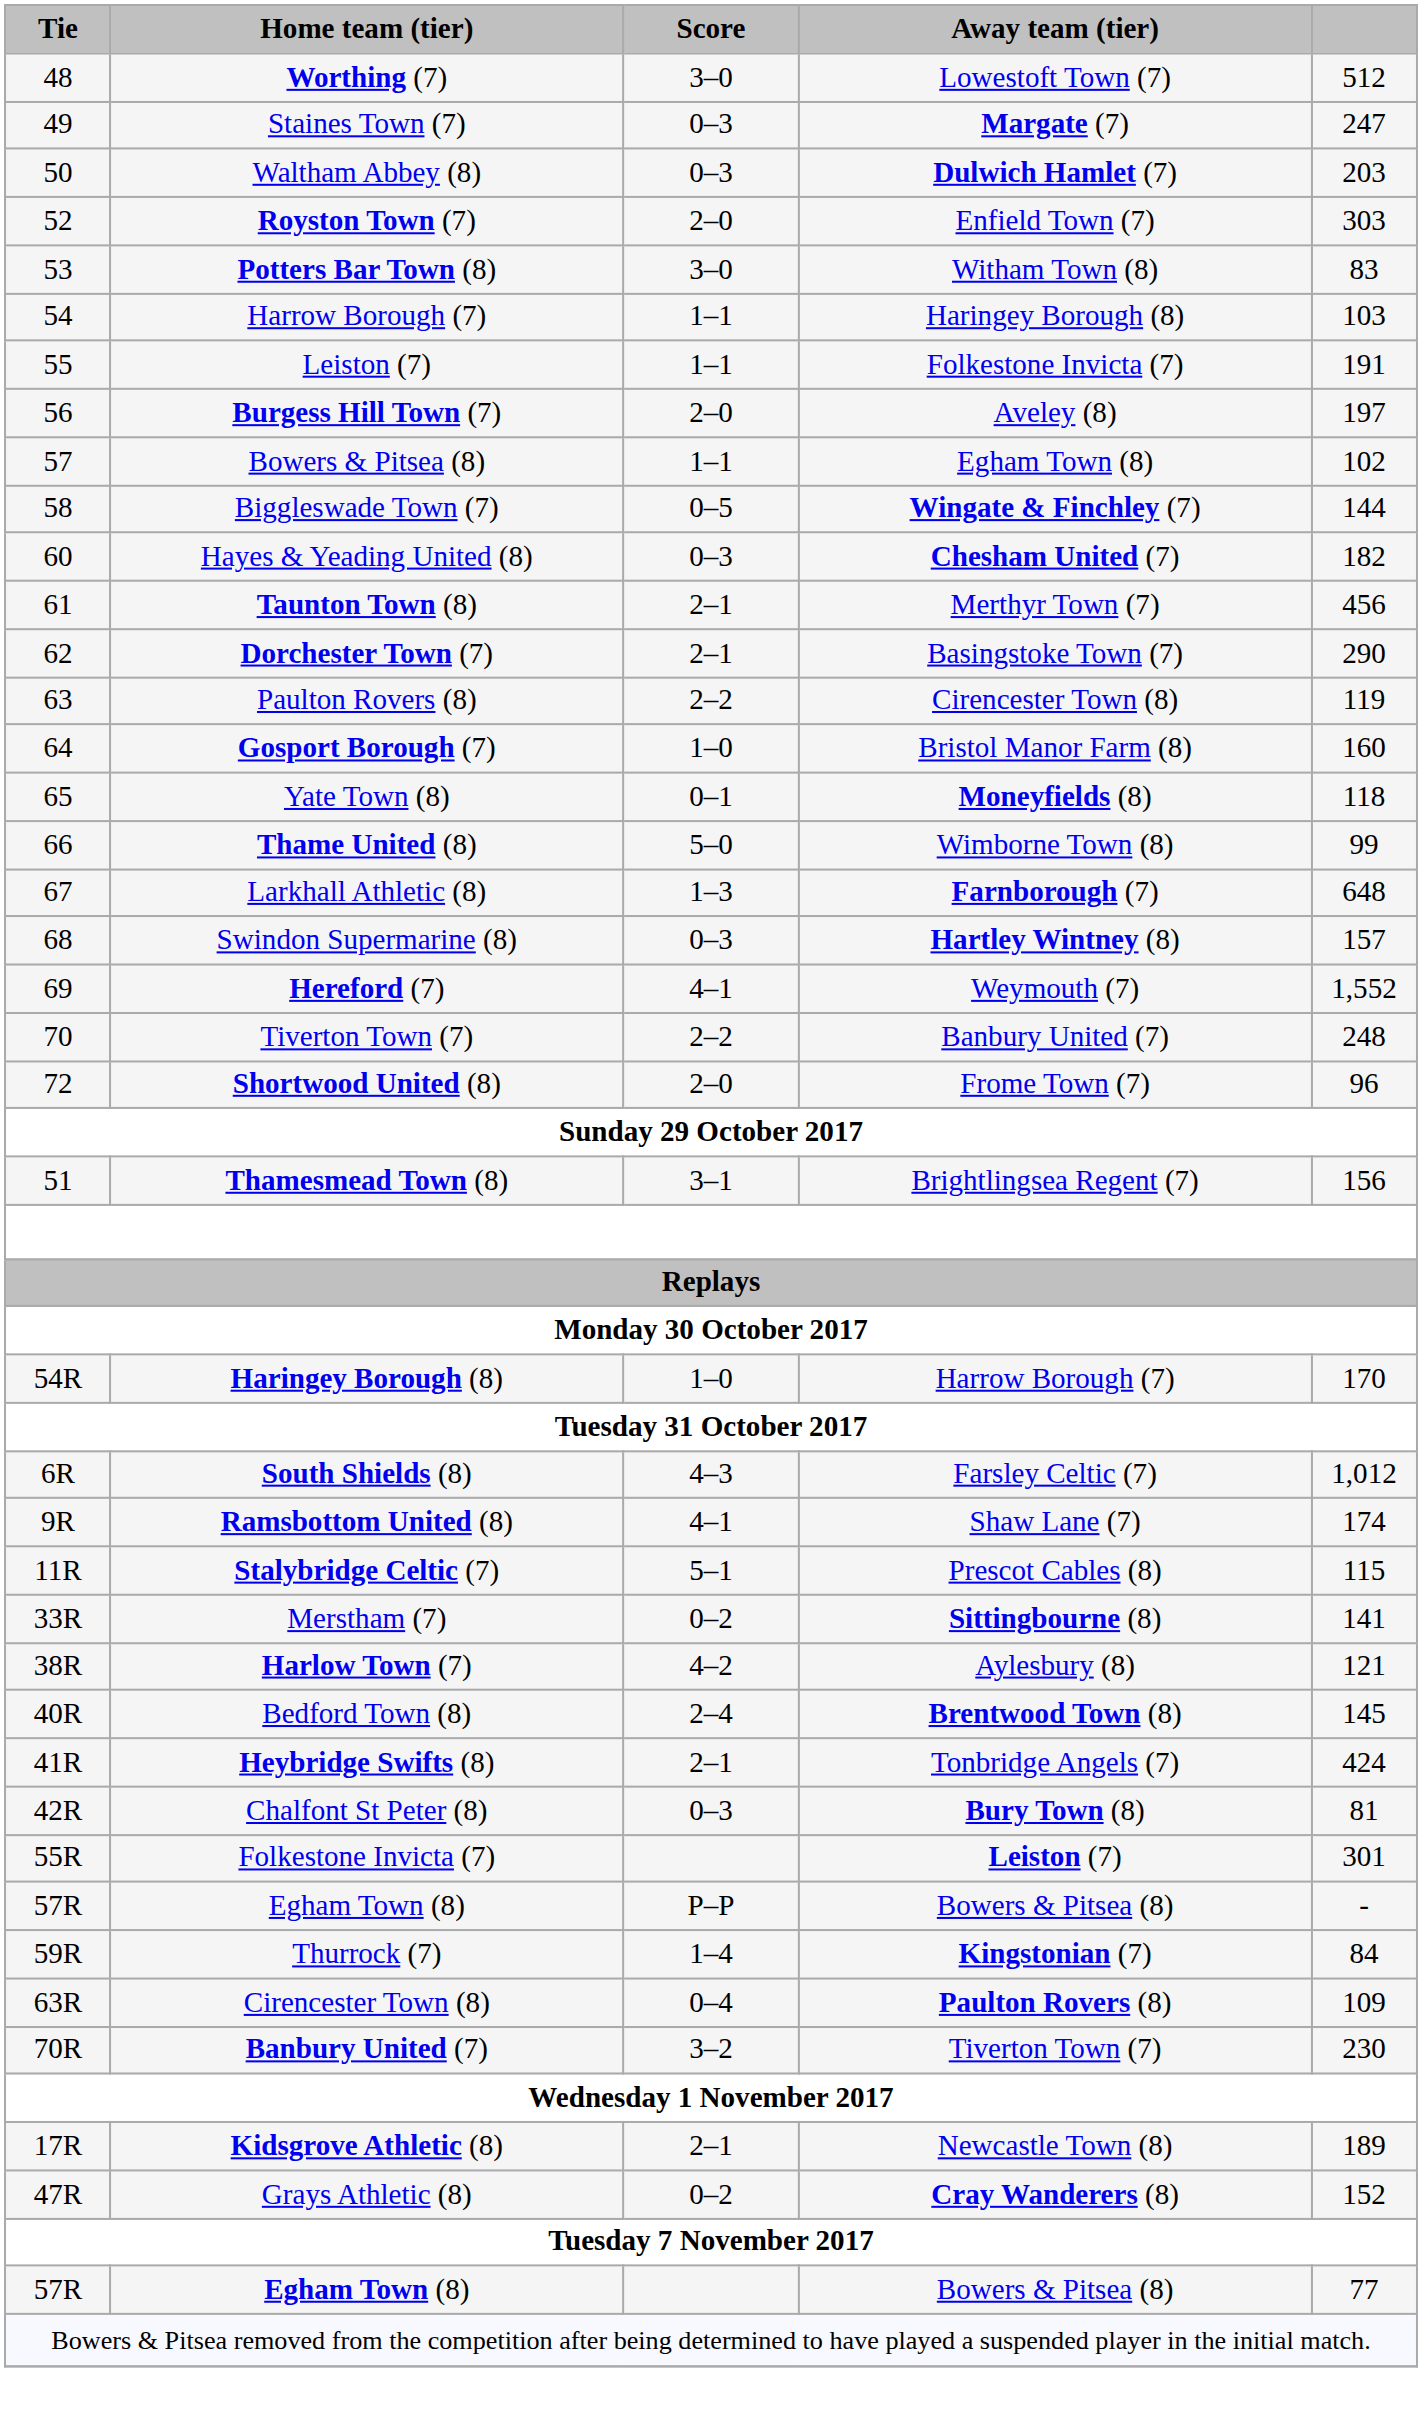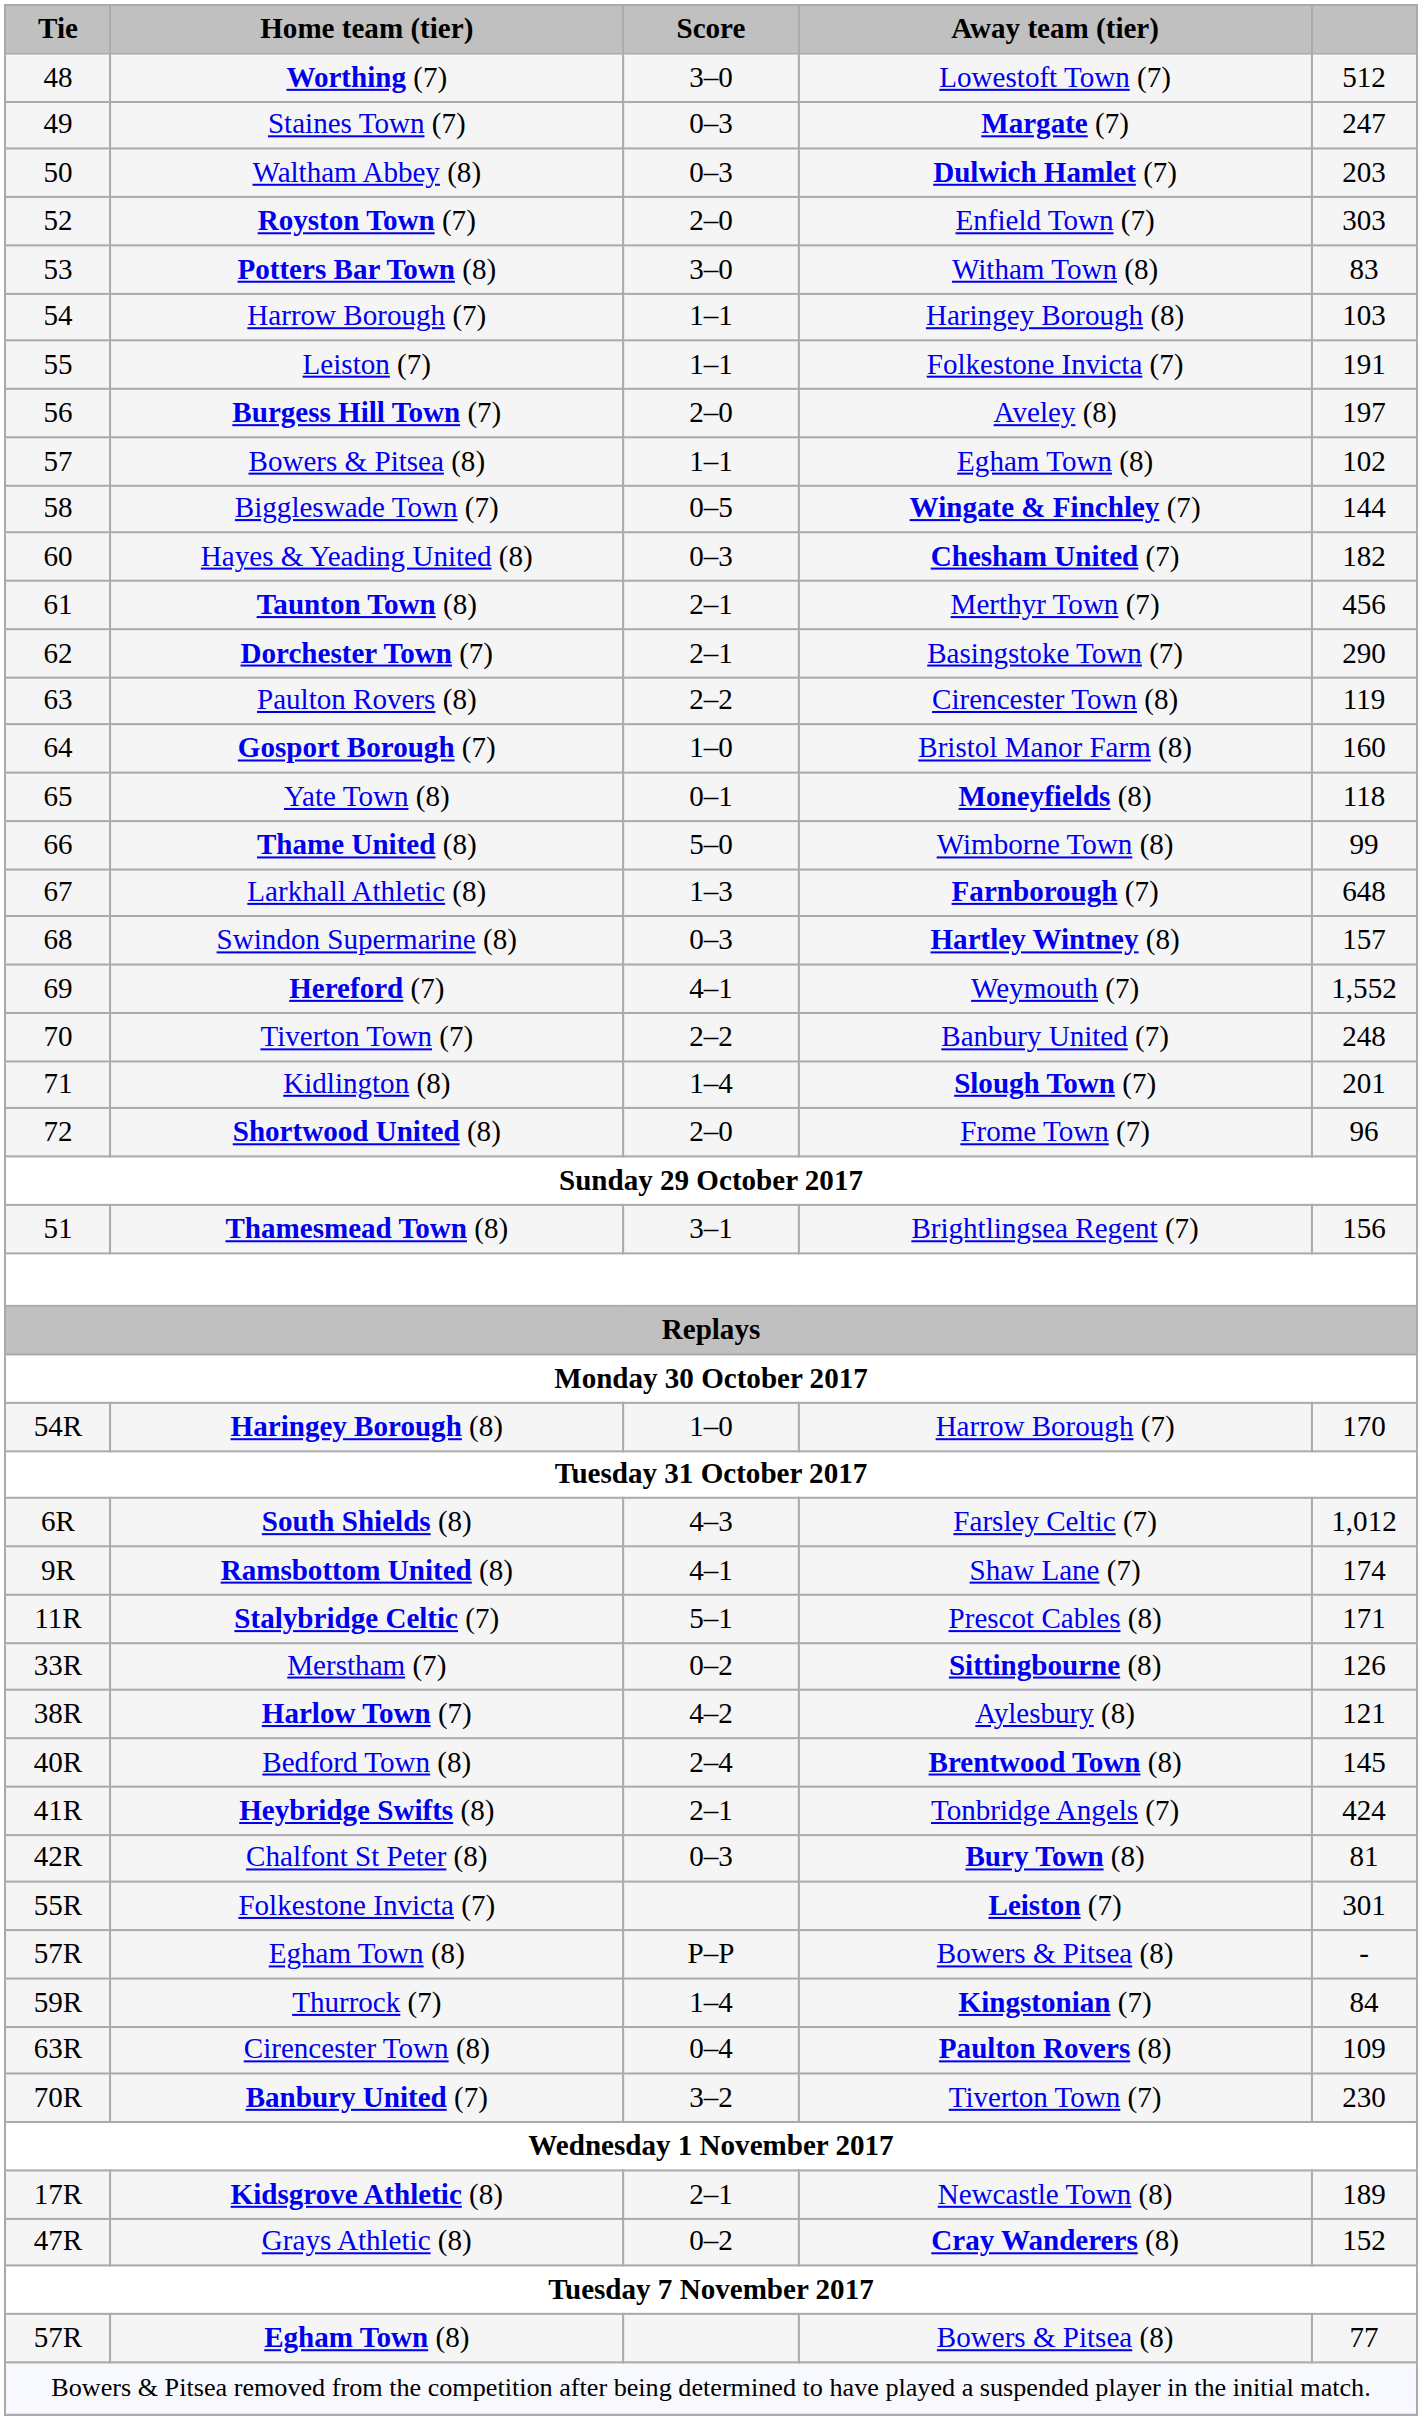+ row: (367, 1084)
(1364, 1570) 115 -> (1364, 1618) 171
(1364, 1618) 141 -> (1364, 1666) 126
